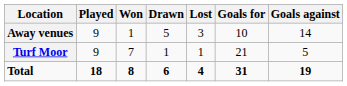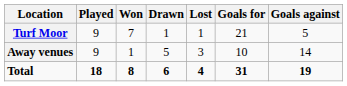rows swapped: (40, 52) <-> (40, 33)
